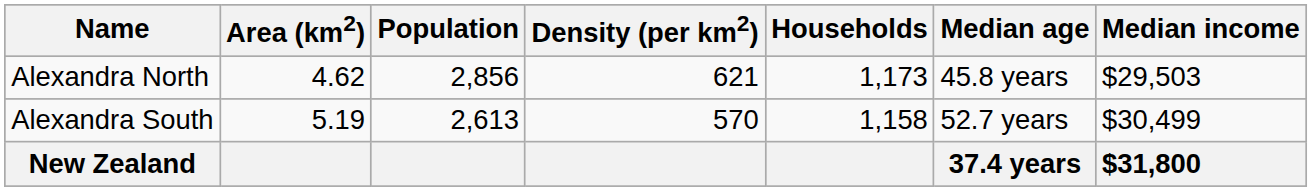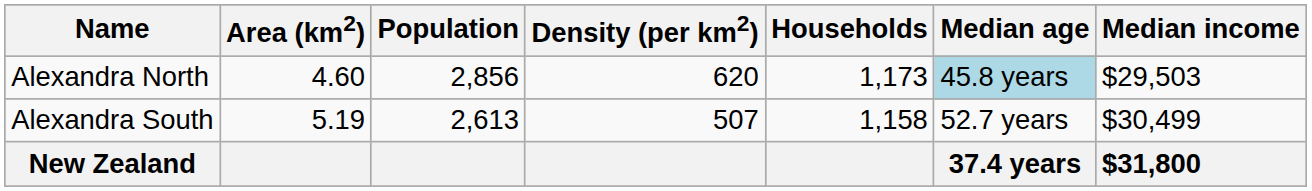(338, 76) 4.62 -> (338, 76) 4.60
(736, 76) 621 -> (736, 76) 620
(1004, 76) no background -> (1004, 76) lightblue background
(736, 120) 570 -> (736, 120) 507
